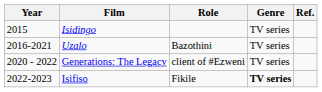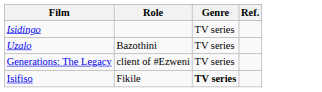- column: (32, 12)
